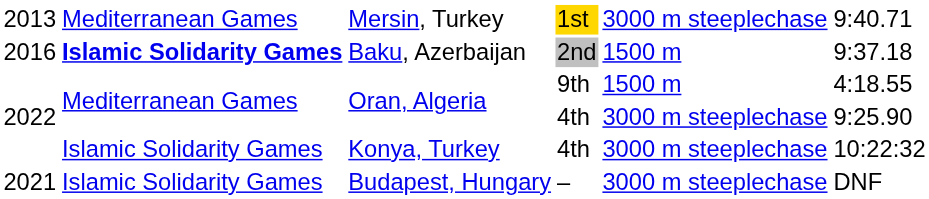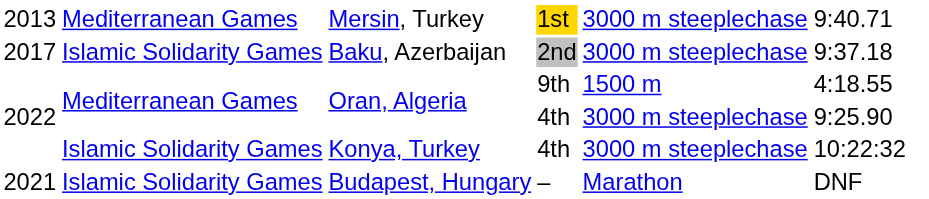(30, 52) 2016 -> (30, 52) 2017
(202, 52) bold -> (192, 52) normal
(642, 52) 1500 m -> (695, 52) 3000 m steeplechase
(715, 182) 3000 m steeplechase -> (633, 182) Marathon
